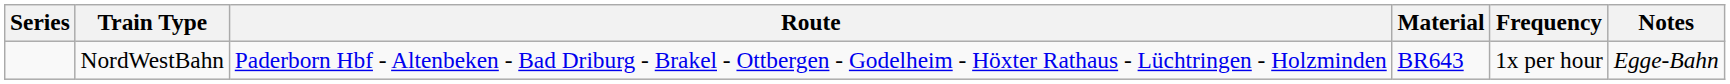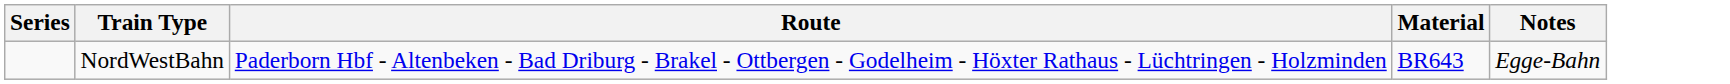- column: (1549, 23)
